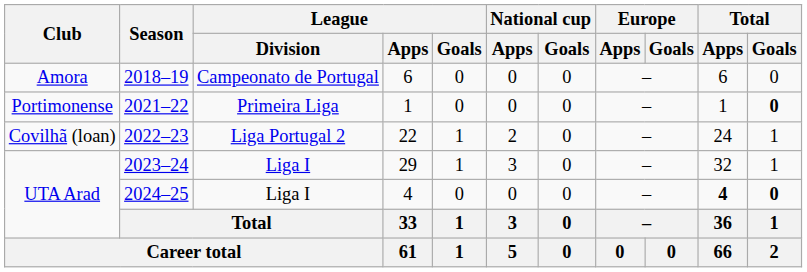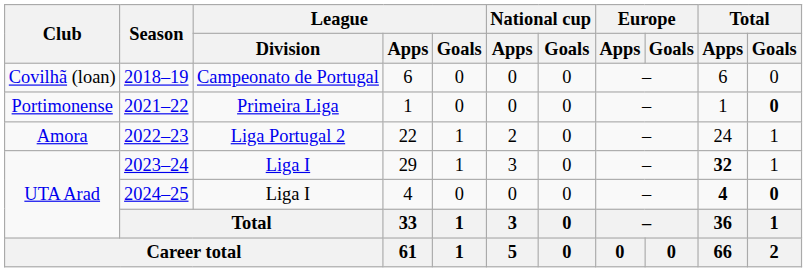(62, 77) Amora -> (62, 77) Covilhã (loan)
(62, 135) Covilhã (loan) -> (62, 135) Amora
(723, 164) normal -> (723, 164) bold
